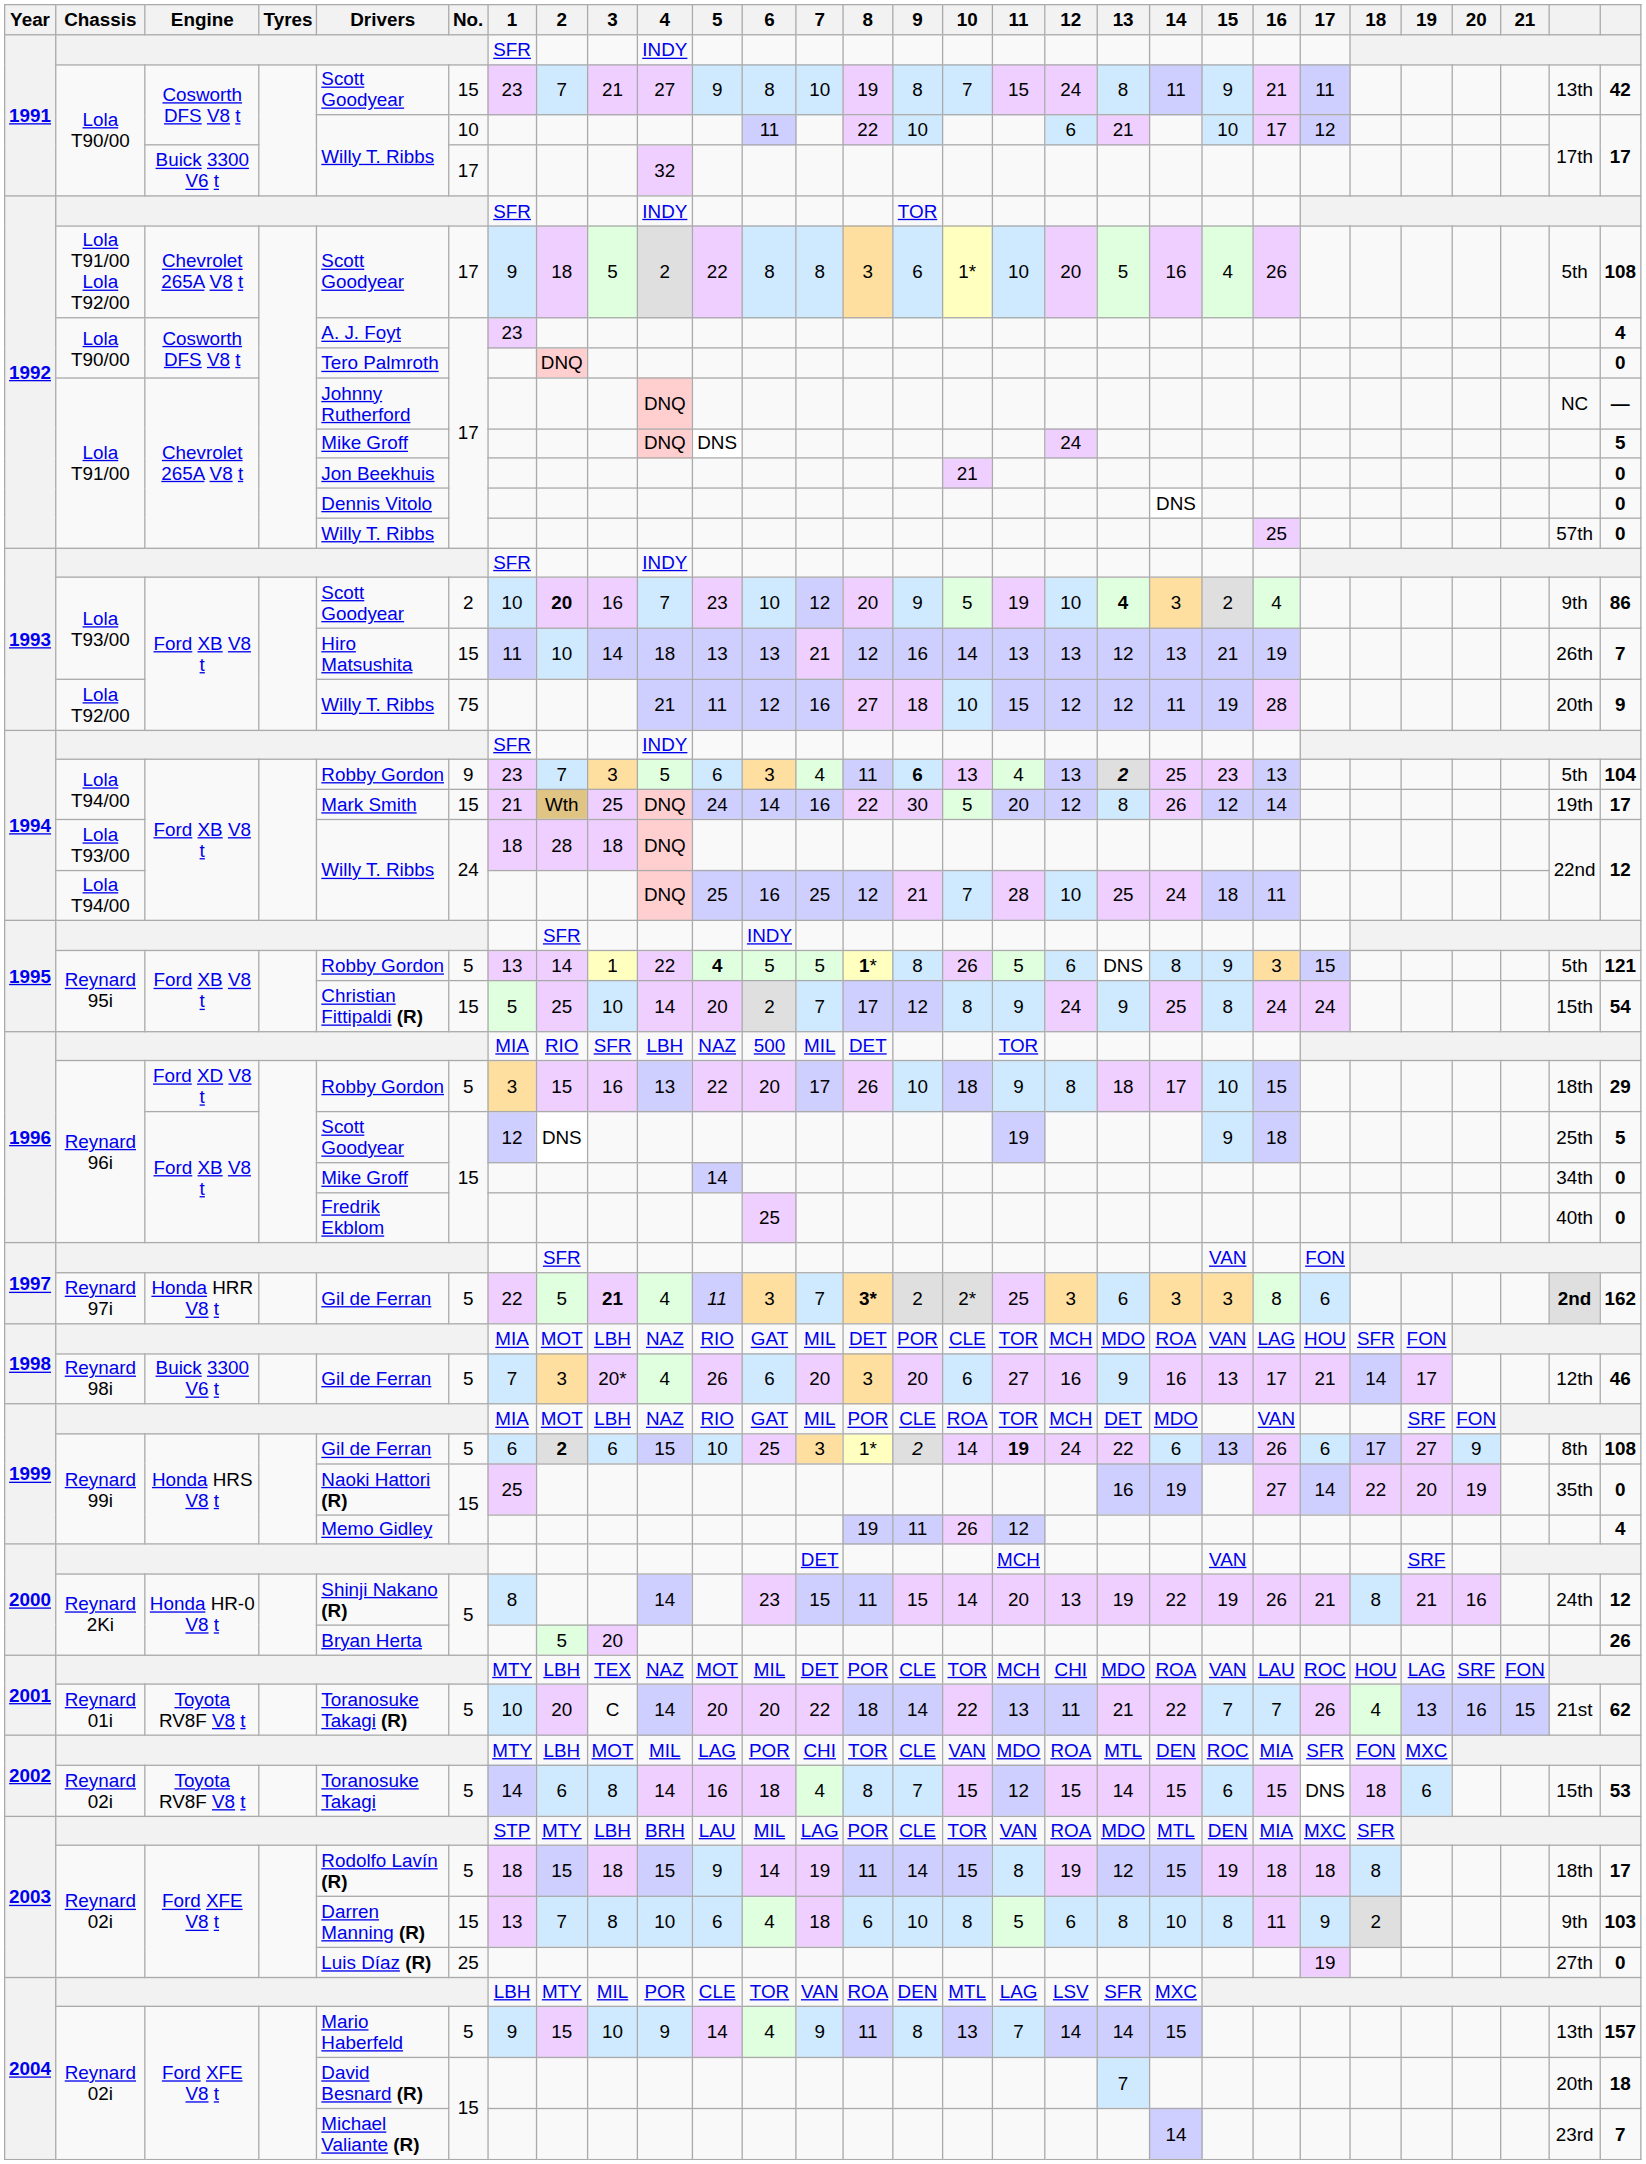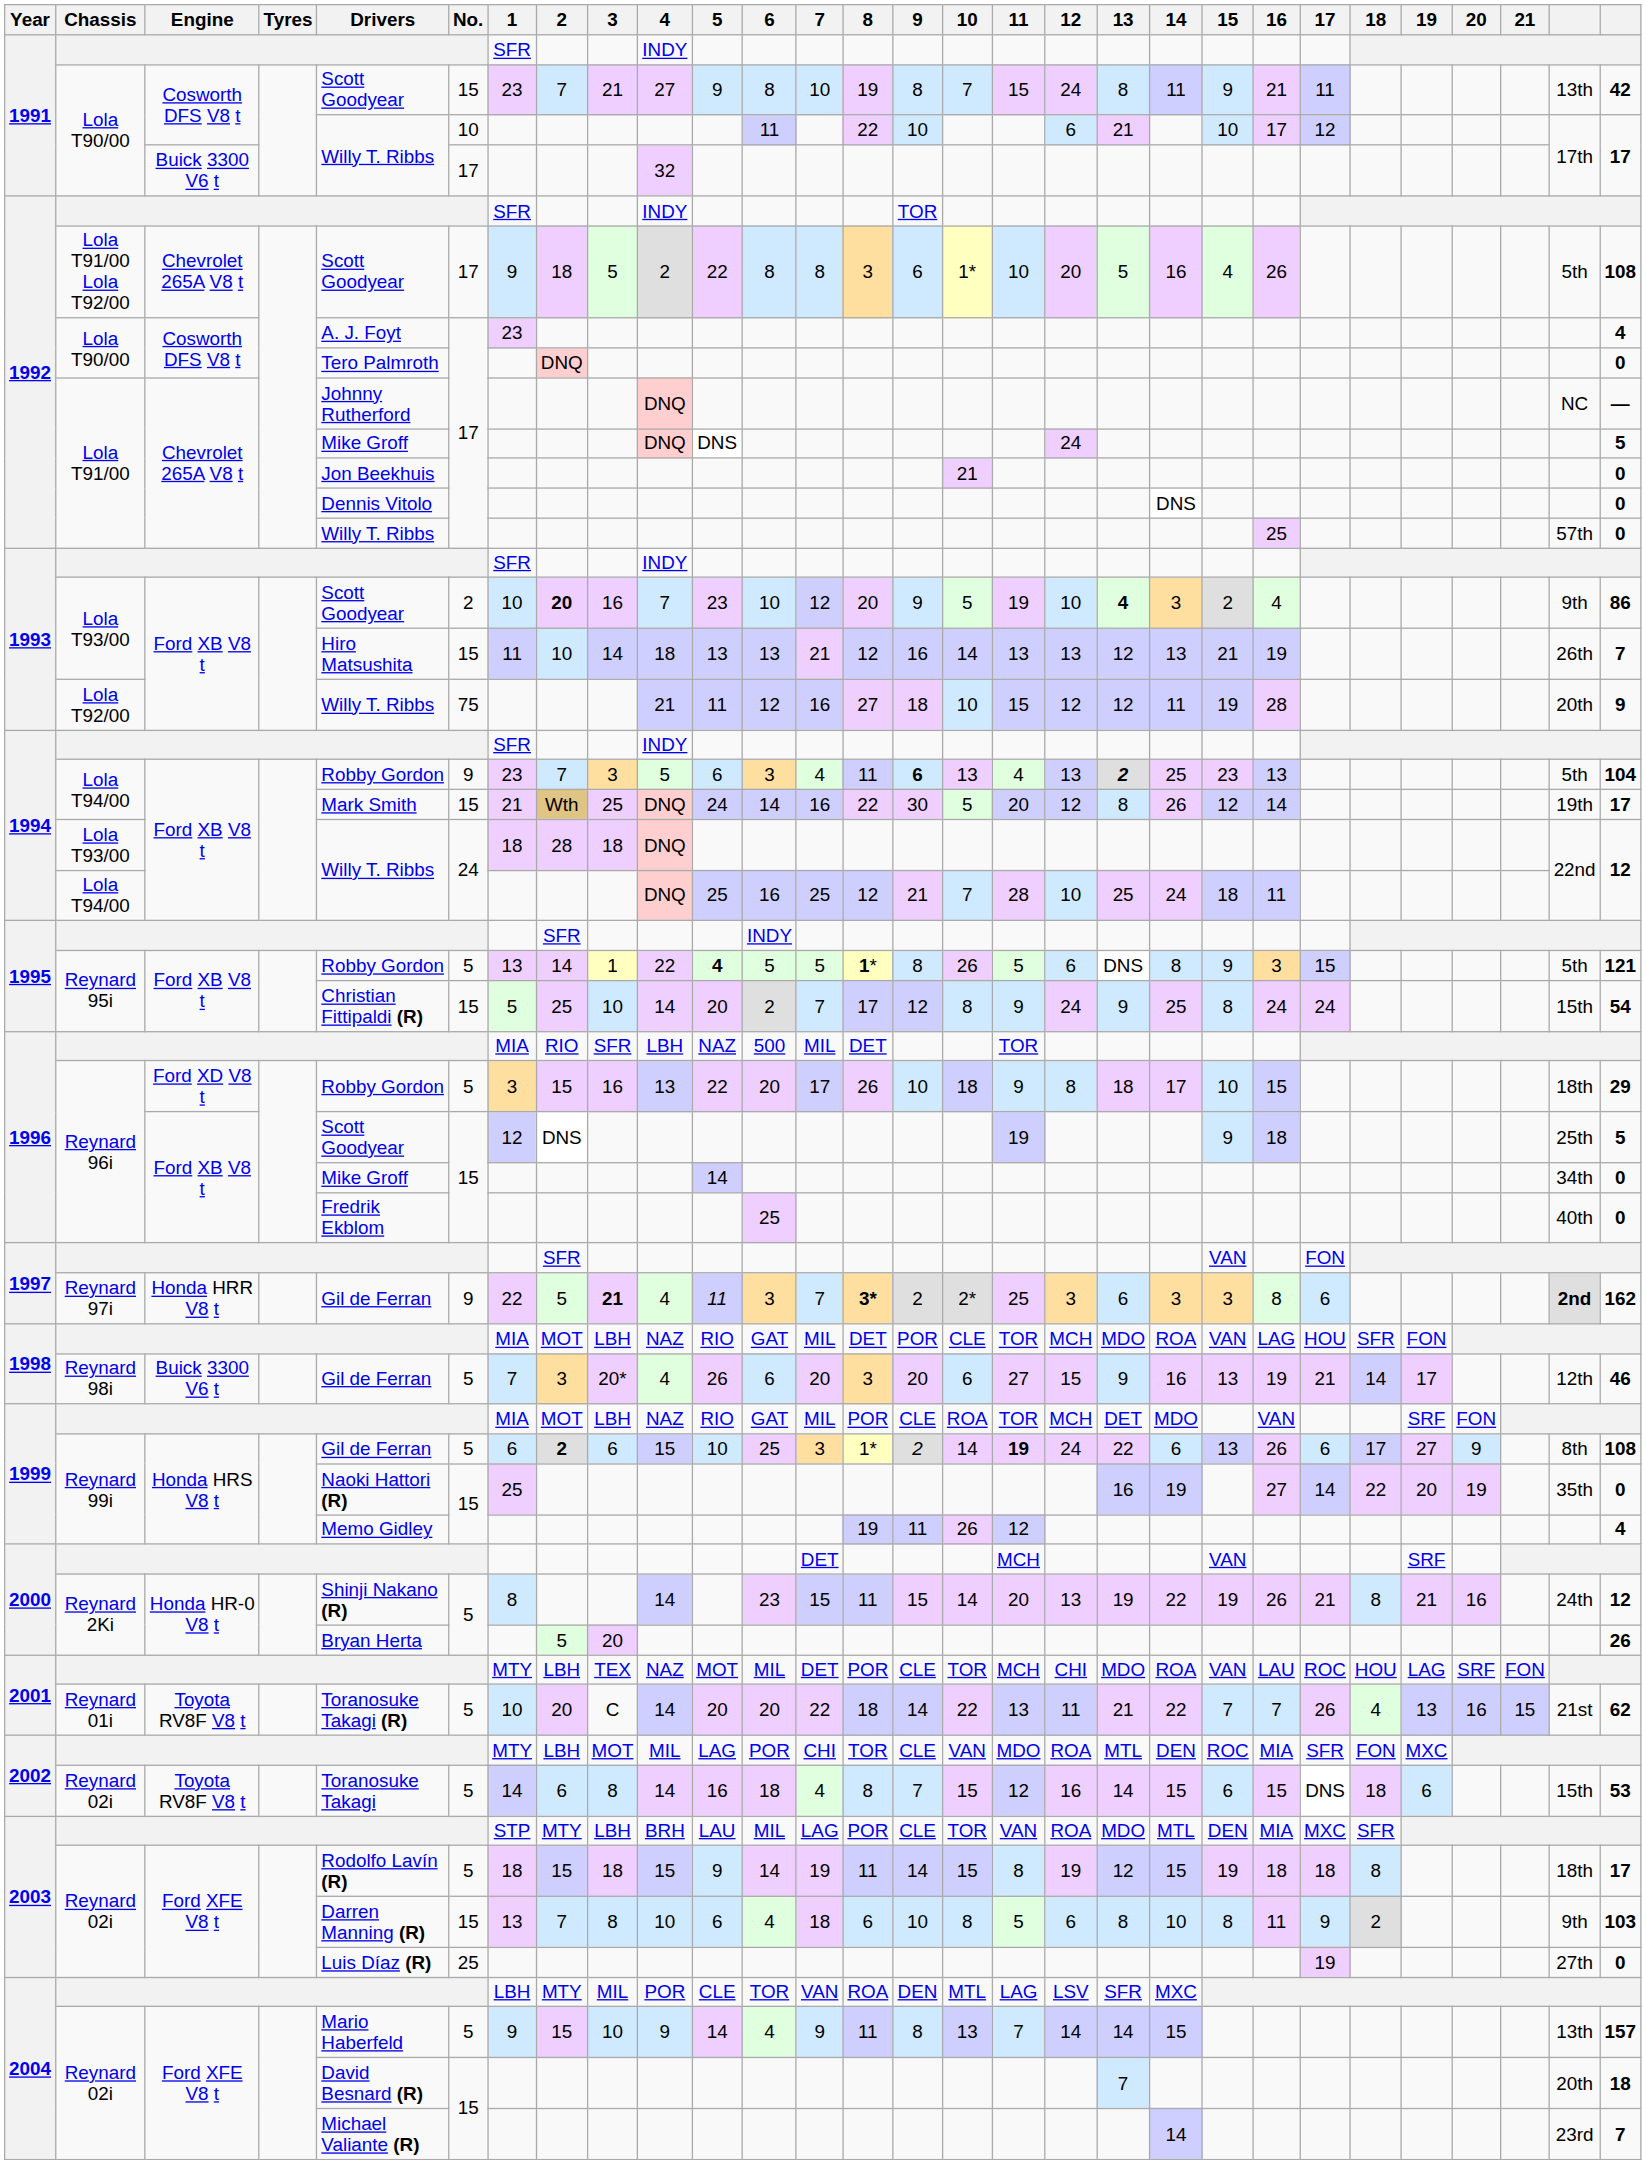(468, 1299) 5 -> (468, 1299) 9
(1071, 1379) 16 -> (1071, 1379) 15
(1276, 1379) 17 -> (1276, 1379) 19
(1071, 1791) 15 -> (1071, 1791) 16
